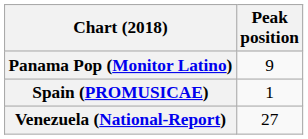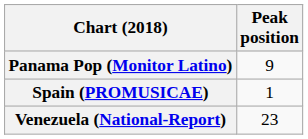(270, 119) 27 -> (270, 119) 23
